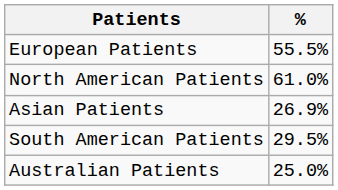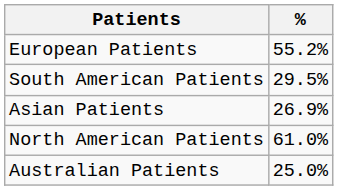(300, 50) 55.5% -> (300, 50) 55.2%
rows swapped: (137, 80) <-> (137, 140)
